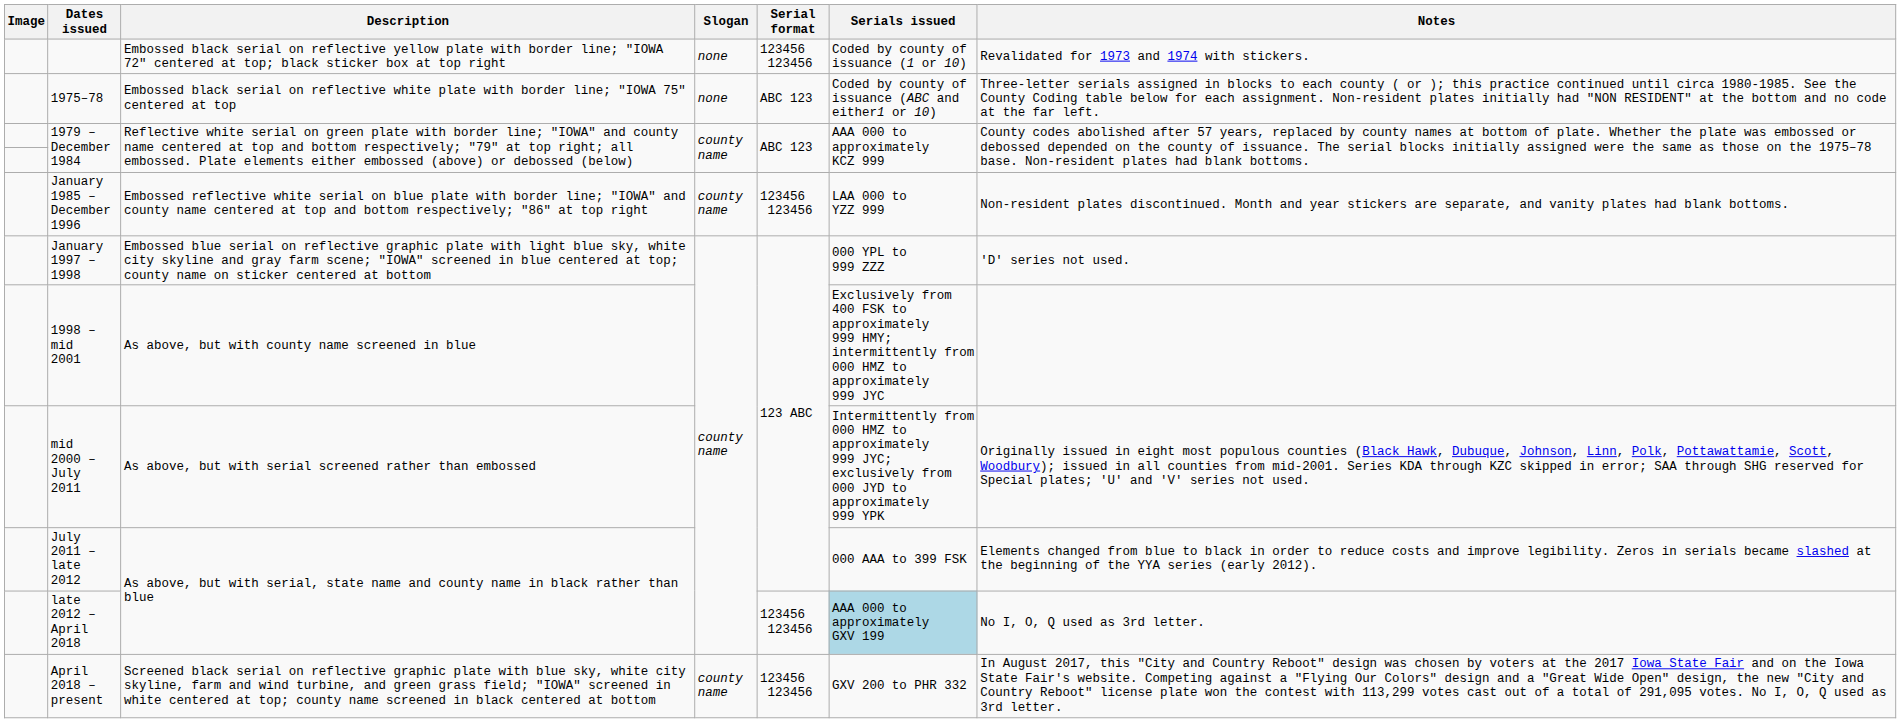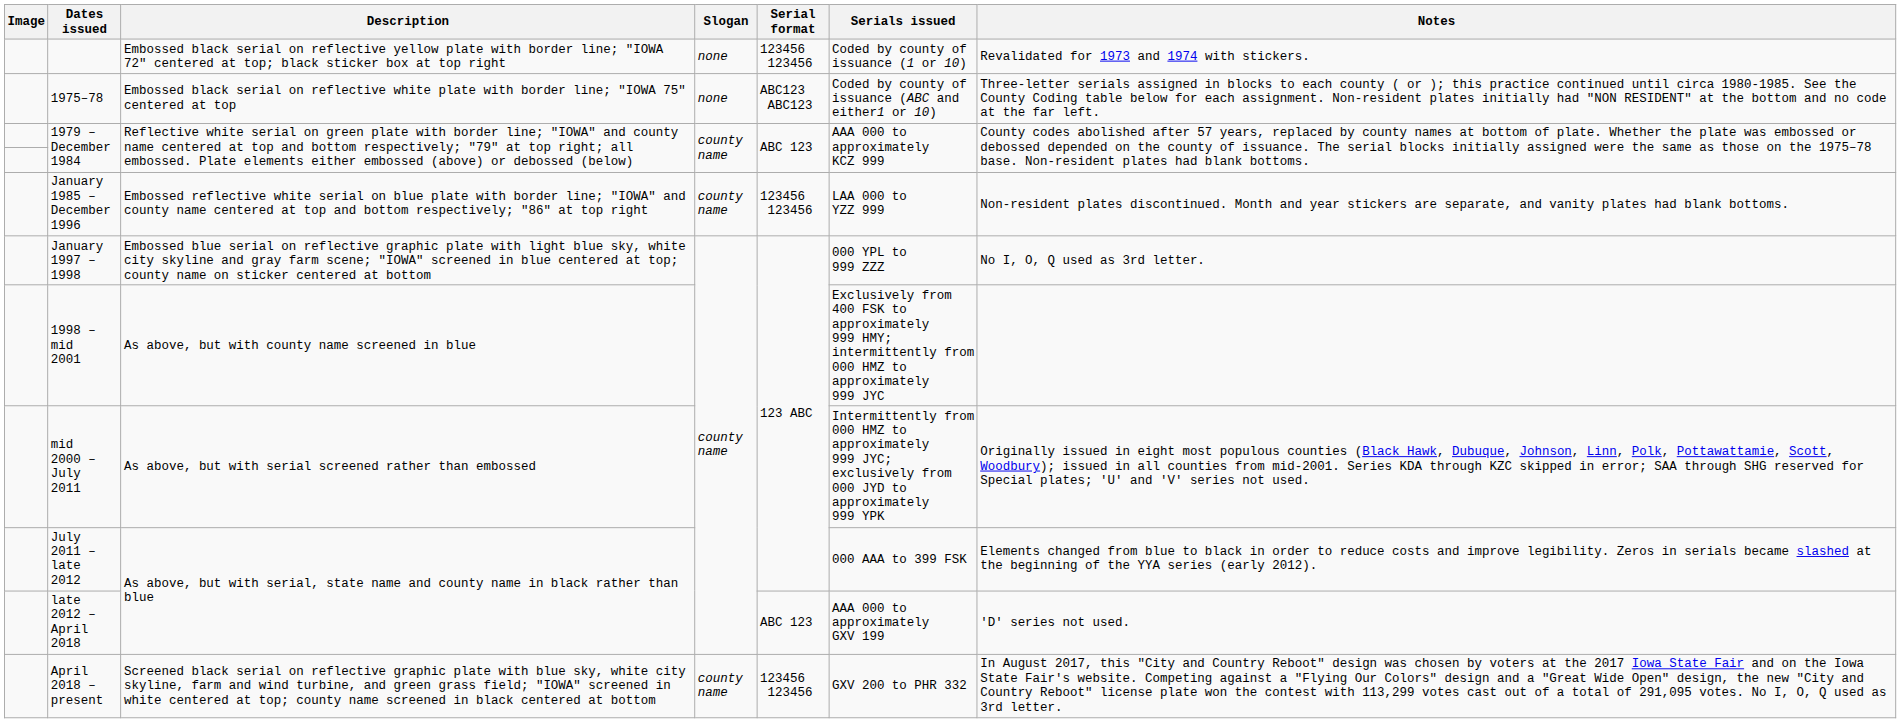(786, 99) ABC 123 -> (786, 99) ABC123 ABC123
(1055, 260) 'D' series not used. -> (1093, 260) No I, O, Q used as 3rd letter.
(786, 623) 123456 123456 -> (786, 623) ABC 123
(881, 623) lightblue background -> (881, 623) no background
(1093, 623) No I, O, Q used as 3rd letter. -> (1055, 623) 'D' series not used.
